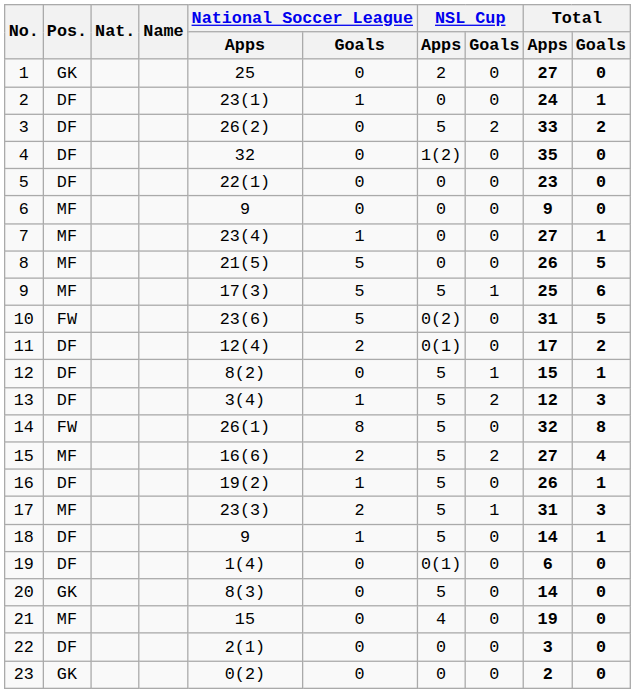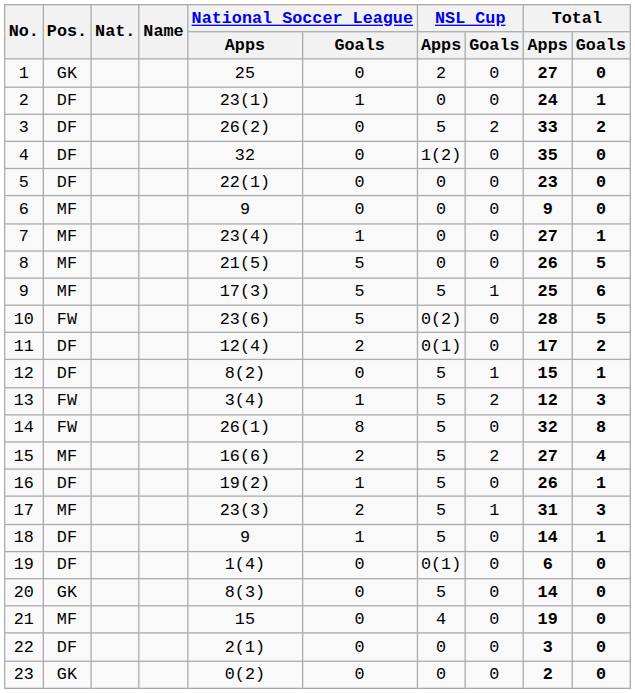(548, 319) 31 -> (548, 319) 28
(67, 401) DF -> (67, 401) FW
